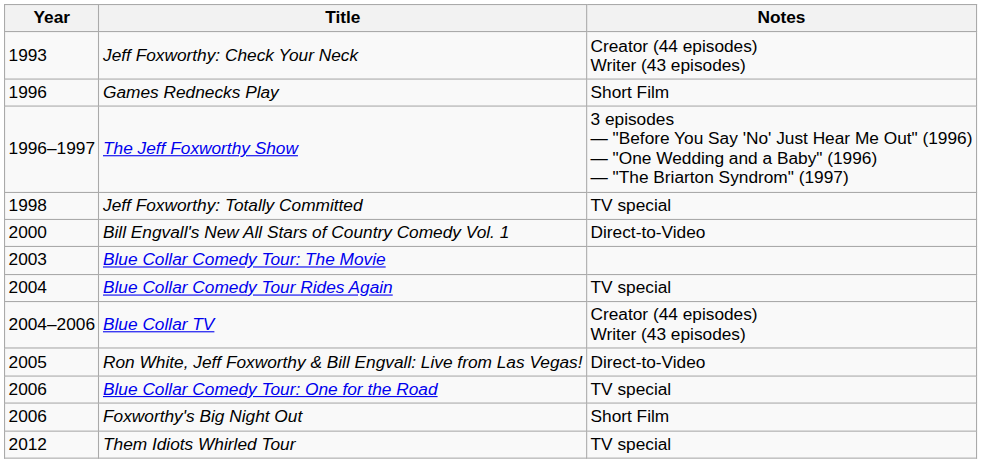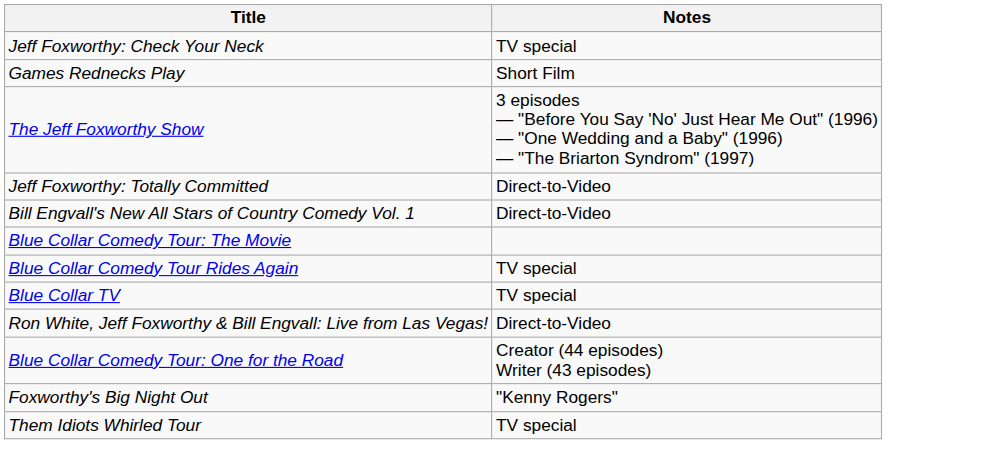- column: (52, 18)
(674, 55) Creator (44 episodes) Writer (43 episodes) -> (536, 45) TV special
(631, 205) TV special -> (554, 186) Direct-to-Video
(674, 324) Creator (44 episodes) Writer (43 episodes) -> (536, 295) TV special
(631, 389) TV special -> (580, 360) Creator (44 episodes) Writer (43 episodes)
(630, 416) Short Film -> (557, 397) "Kenny Rogers"
